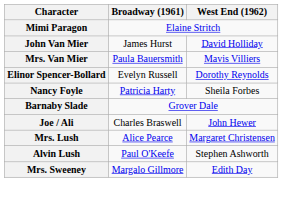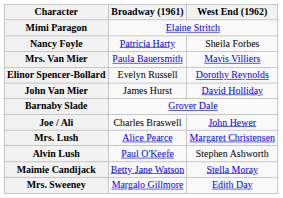rows swapped: (56, 43) <-> (56, 91)
+ row: (56, 169)
